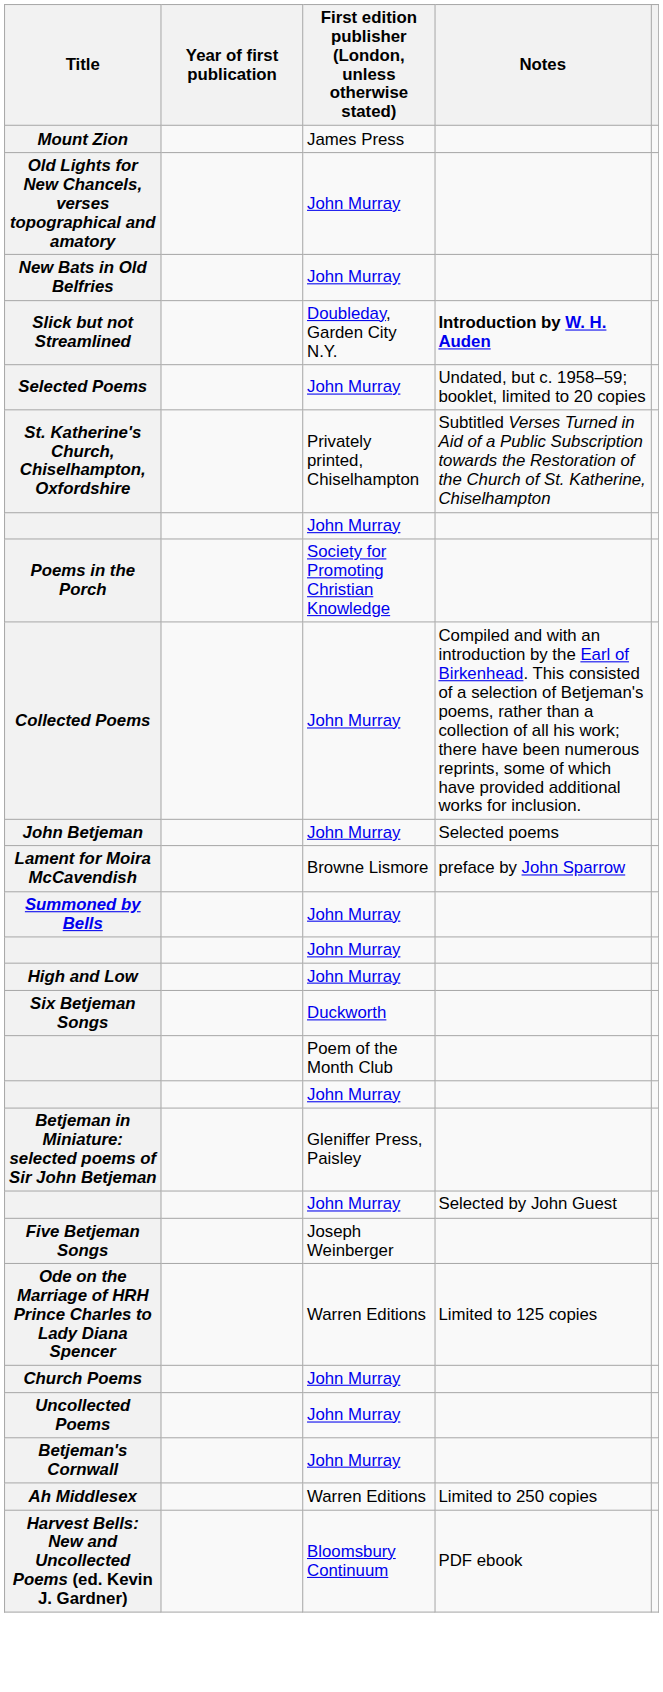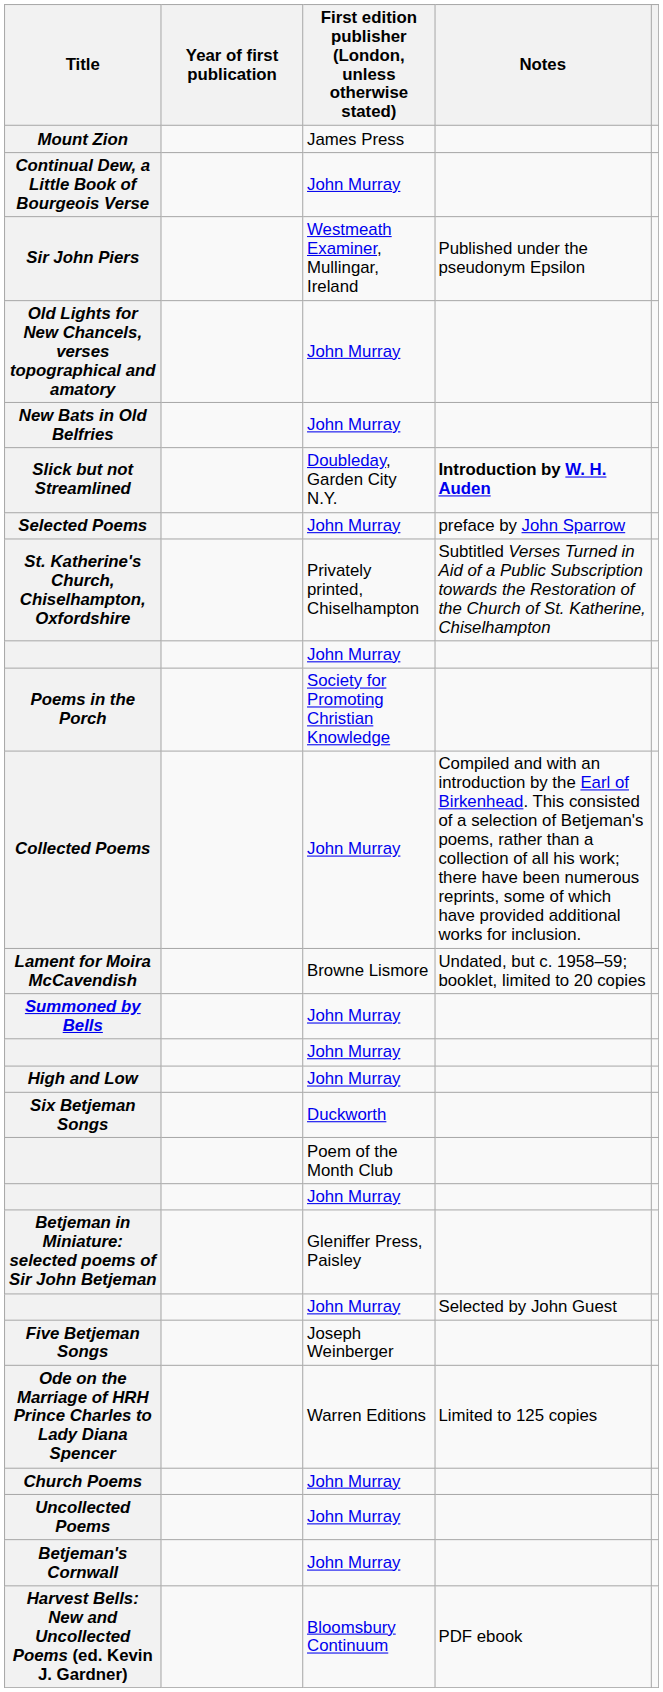+ row: (83, 184)
+ row: (83, 258)
(542, 387) Undated, but c. 1958–59; booklet, limited to 20 copies -> (532, 525) preface by John Sparrow
- row: (83, 832)
(532, 868) preface by John Sparrow -> (542, 970) Undated, but c. 1958–59; booklet, limited to 20 copies
- row: (83, 1496)
